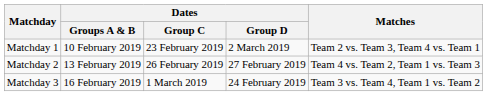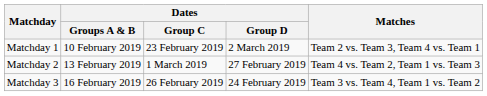(185, 64) 26 February 2019 -> (176, 64) 1 March 2019
(176, 82) 1 March 2019 -> (185, 82) 26 February 2019
